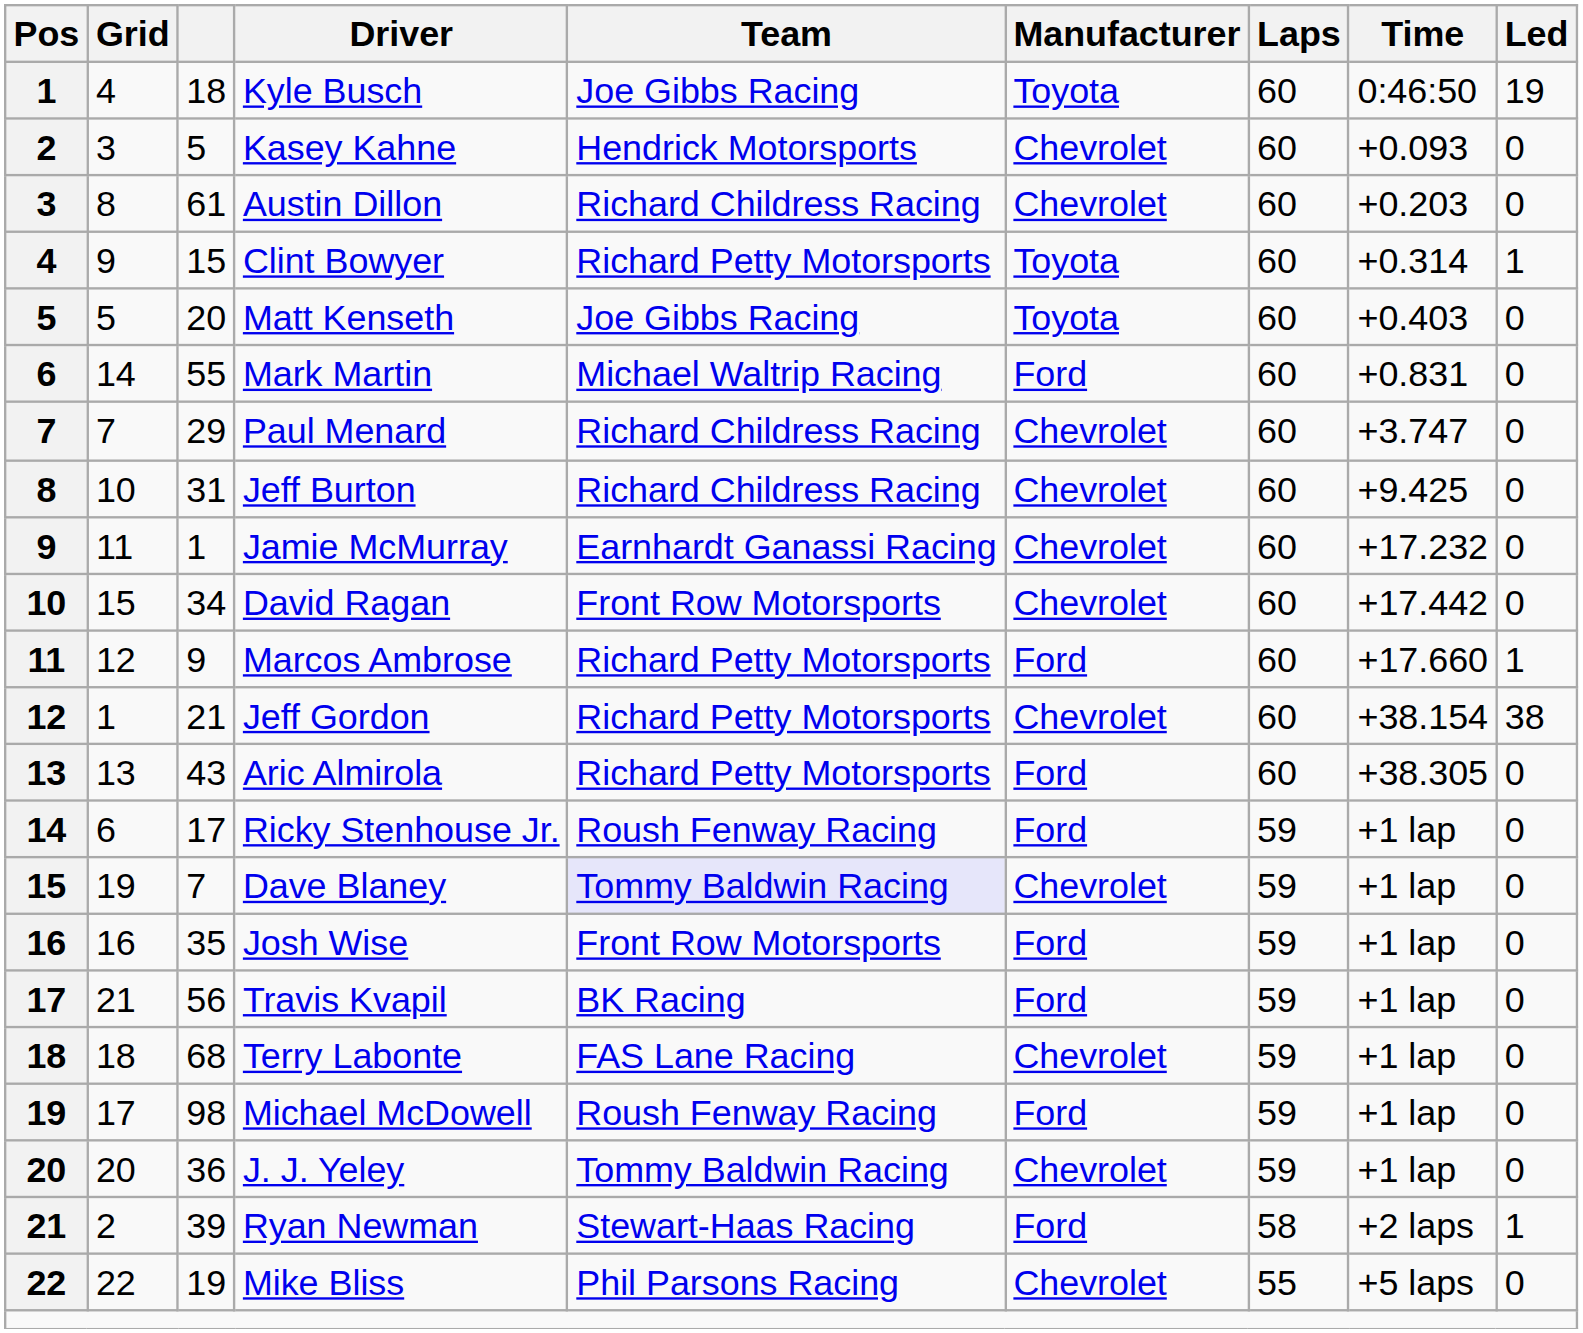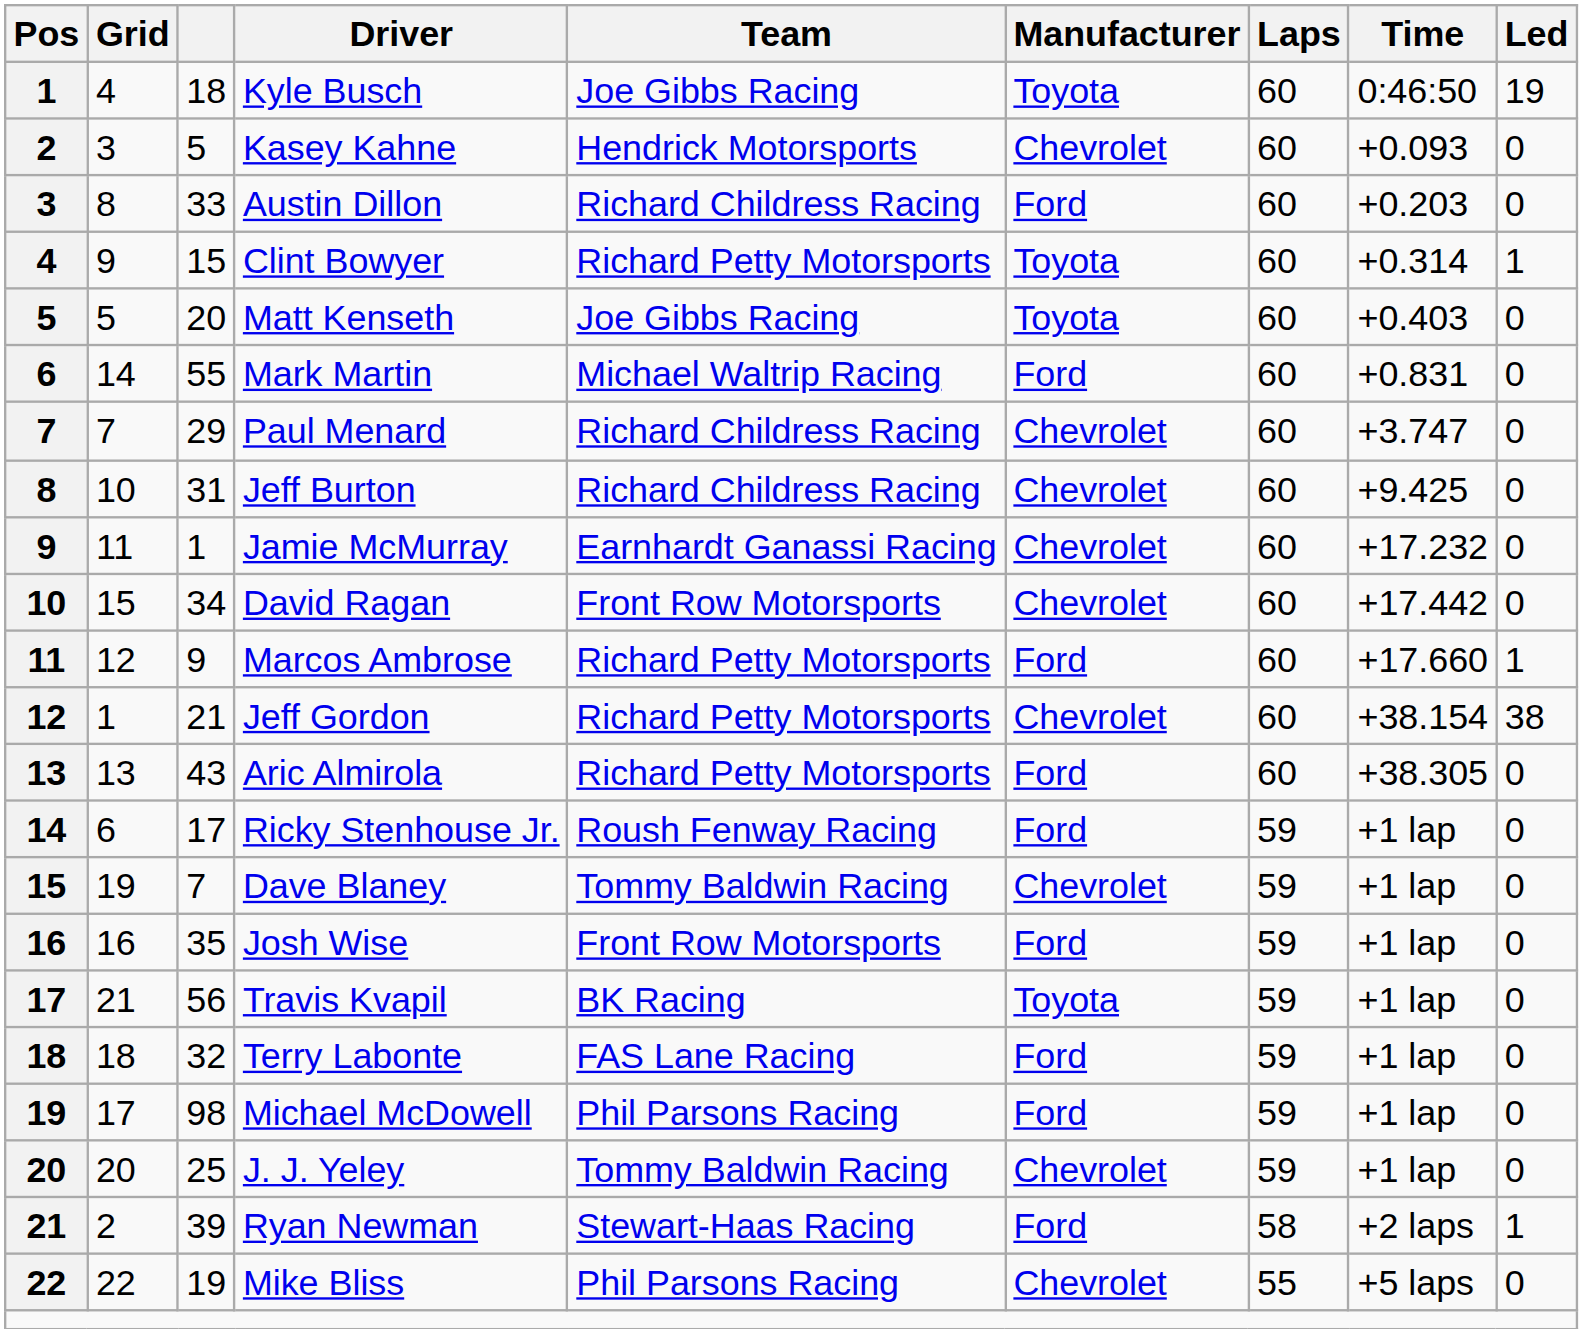(206, 204) 61 -> (206, 204) 33
(1090, 204) Chevrolet -> (1050, 204) Ford
(763, 886) lavender background -> (763, 886) no background
(1050, 999) Ford -> (1066, 999) Toyota
(206, 1056) 68 -> (206, 1056) 32
(1090, 1056) Chevrolet -> (1050, 1056) Ford
(757, 1113) Roush Fenway Racing -> (738, 1113) Phil Parsons Racing
(206, 1170) 36 -> (206, 1170) 25
